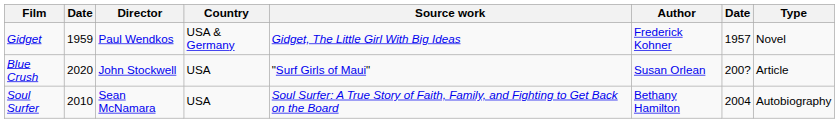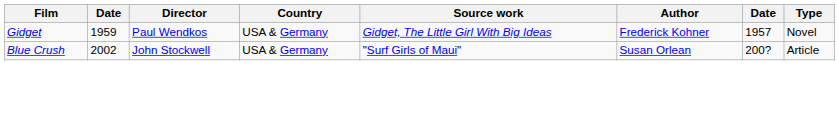(80, 70) 2020 -> (104, 50) 2002
(199, 70) USA -> (285, 50) USA & Germany
- row: (23, 102)
